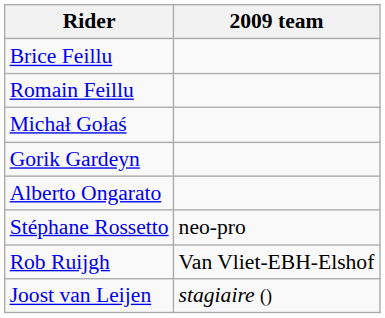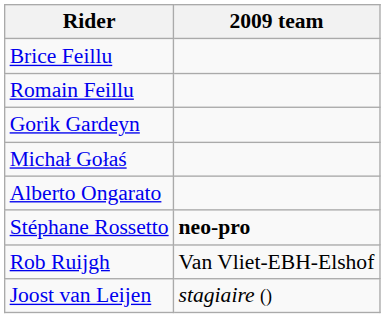rows swapped: (75, 158) <-> (68, 124)
(212, 227) normal -> (214, 227) bold
